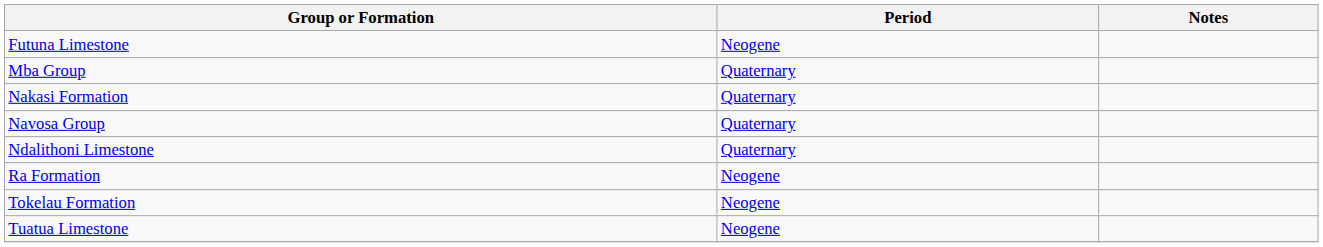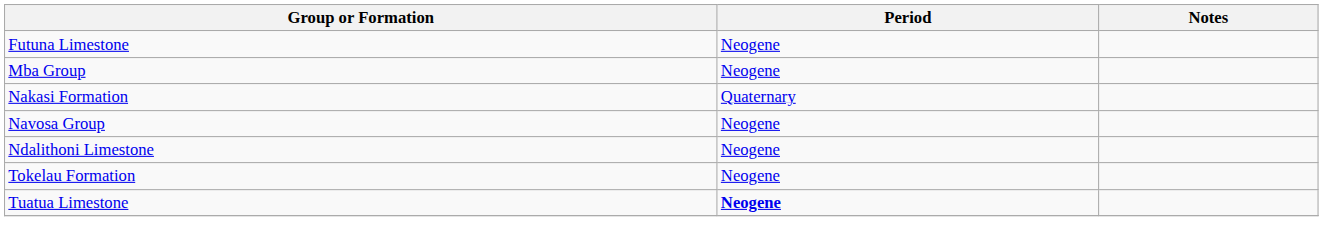(758, 70) Quaternary -> (750, 70) Neogene
(758, 123) Quaternary -> (750, 123) Neogene
(758, 149) Quaternary -> (750, 149) Neogene
- row: (54, 176)
(750, 228) normal -> (751, 202) bold
